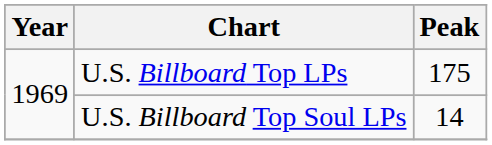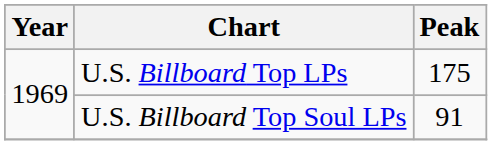(449, 116) 14 -> (449, 116) 91
